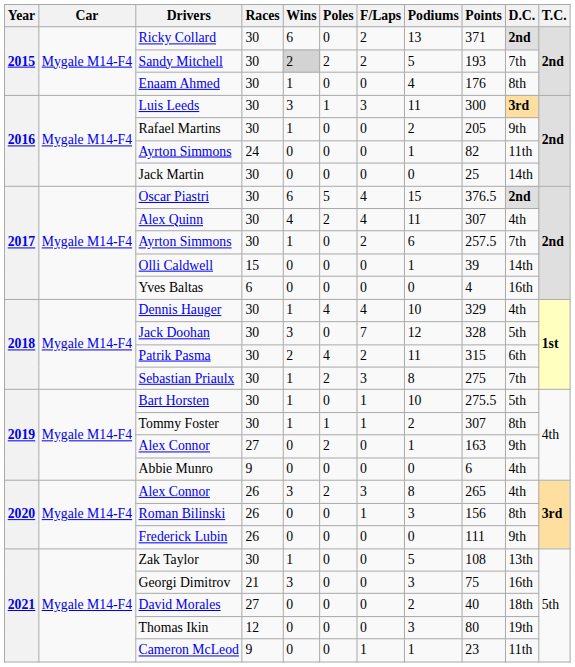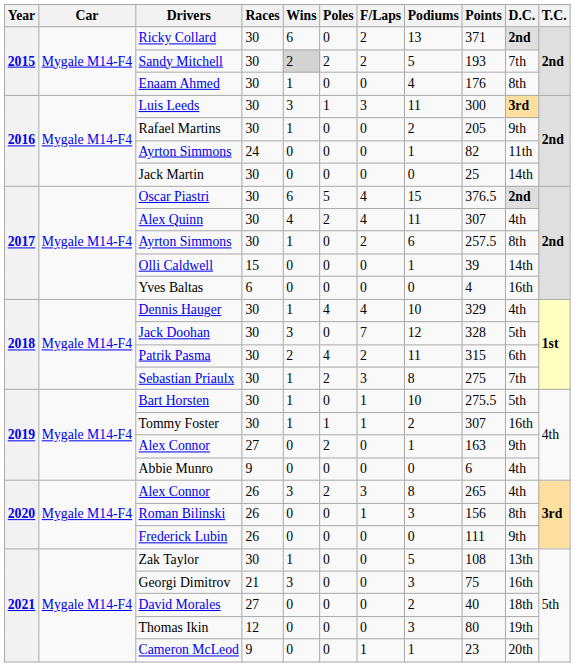(517, 242) 7th -> (517, 242) 8th
(517, 423) 8th -> (521, 423) 16th
(520, 649) 11th -> (521, 649) 20th
